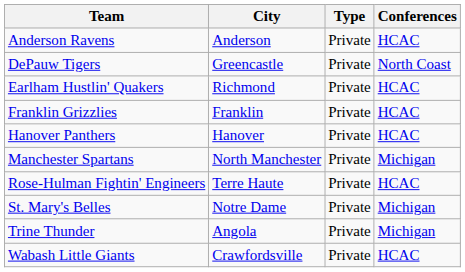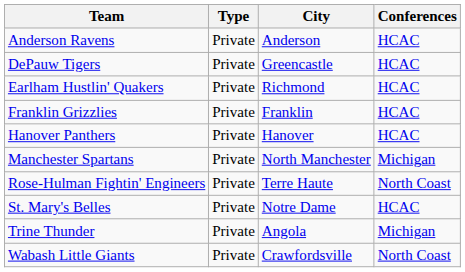columns swapped: (267, 16) <-> (349, 16)
(414, 64) North Coast -> (399, 64) HCAC
(399, 183) HCAC -> (414, 183) North Coast
(407, 207) Michigan -> (399, 207) HCAC
(399, 254) HCAC -> (414, 254) North Coast
